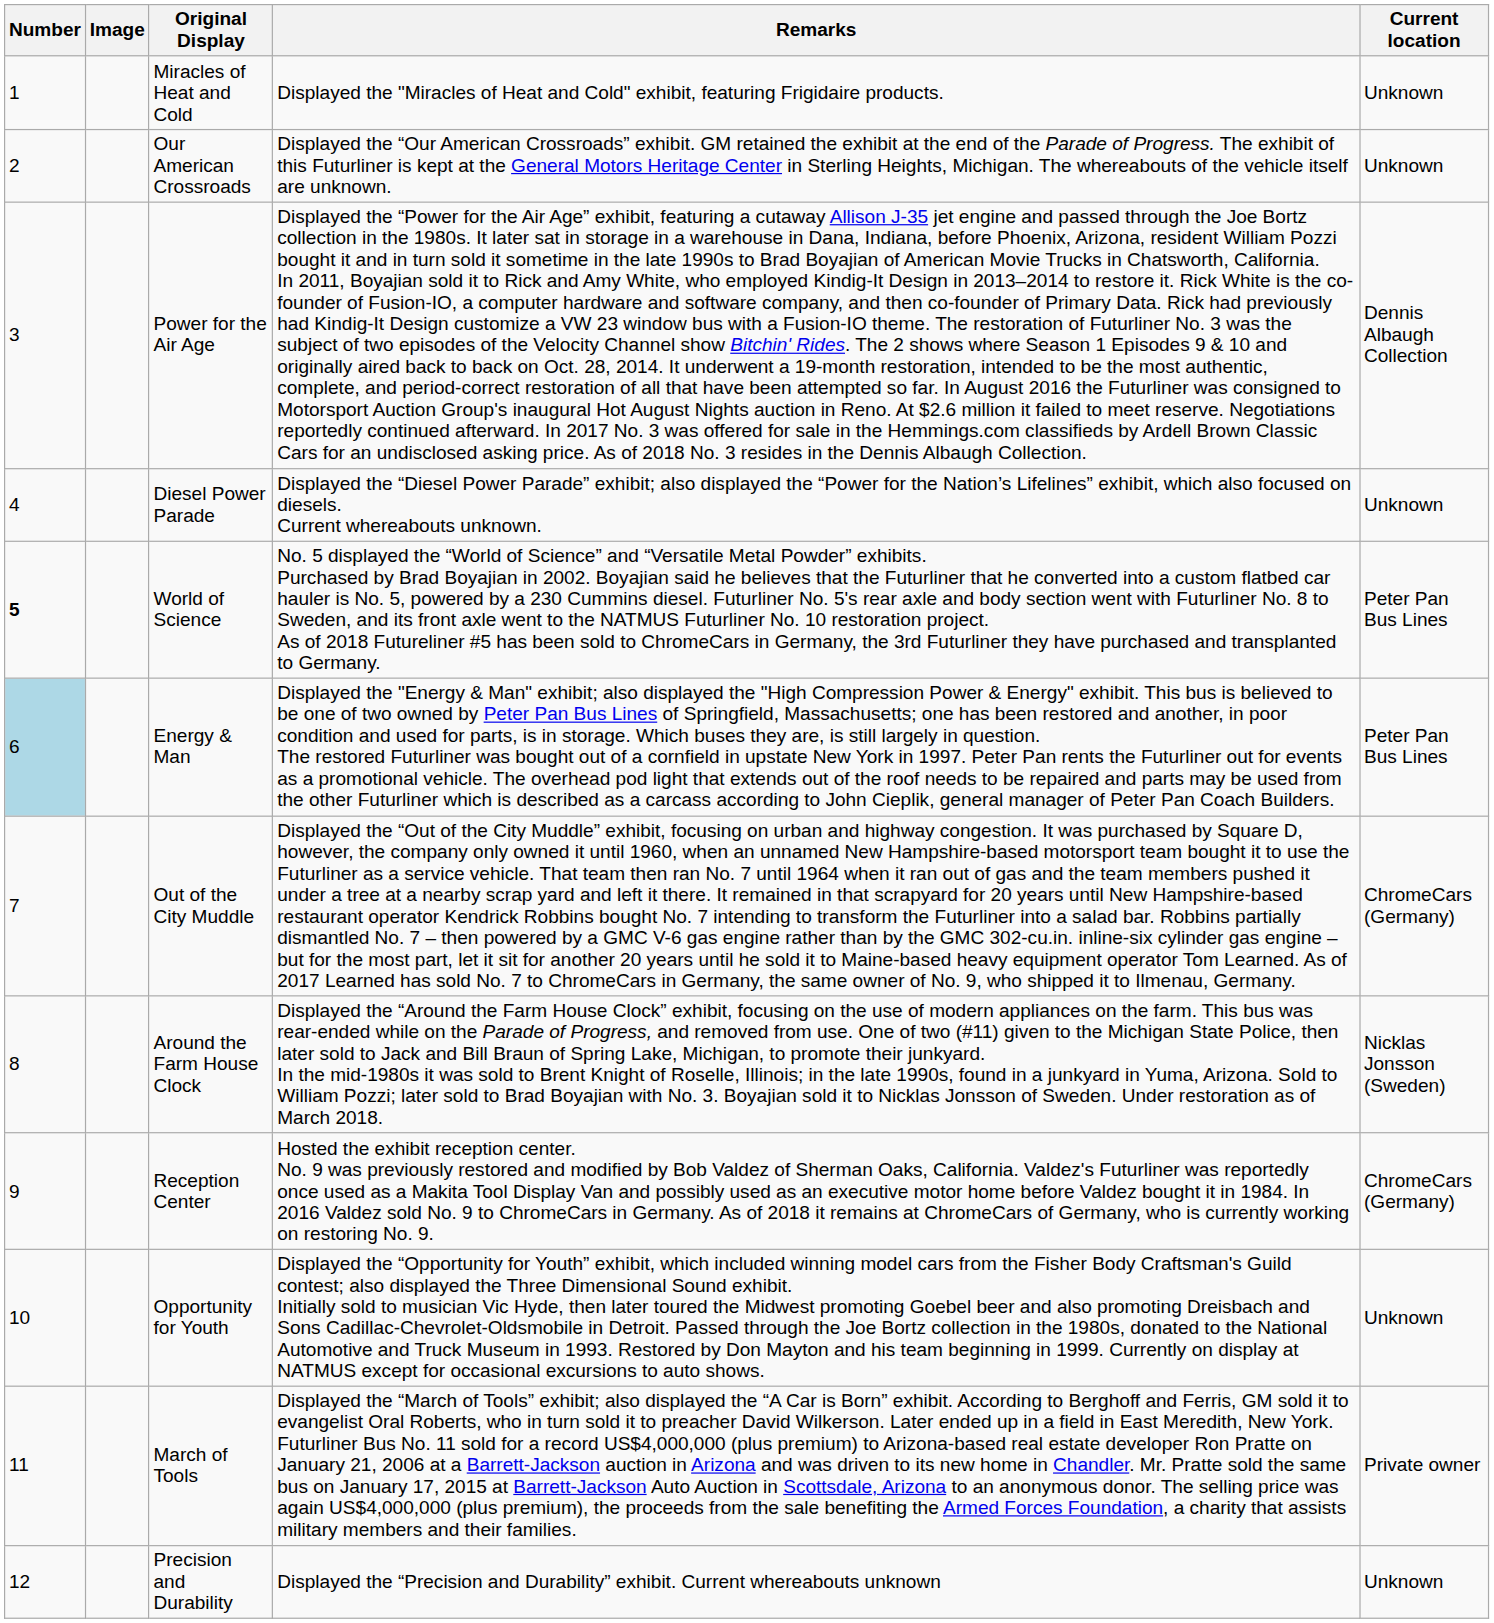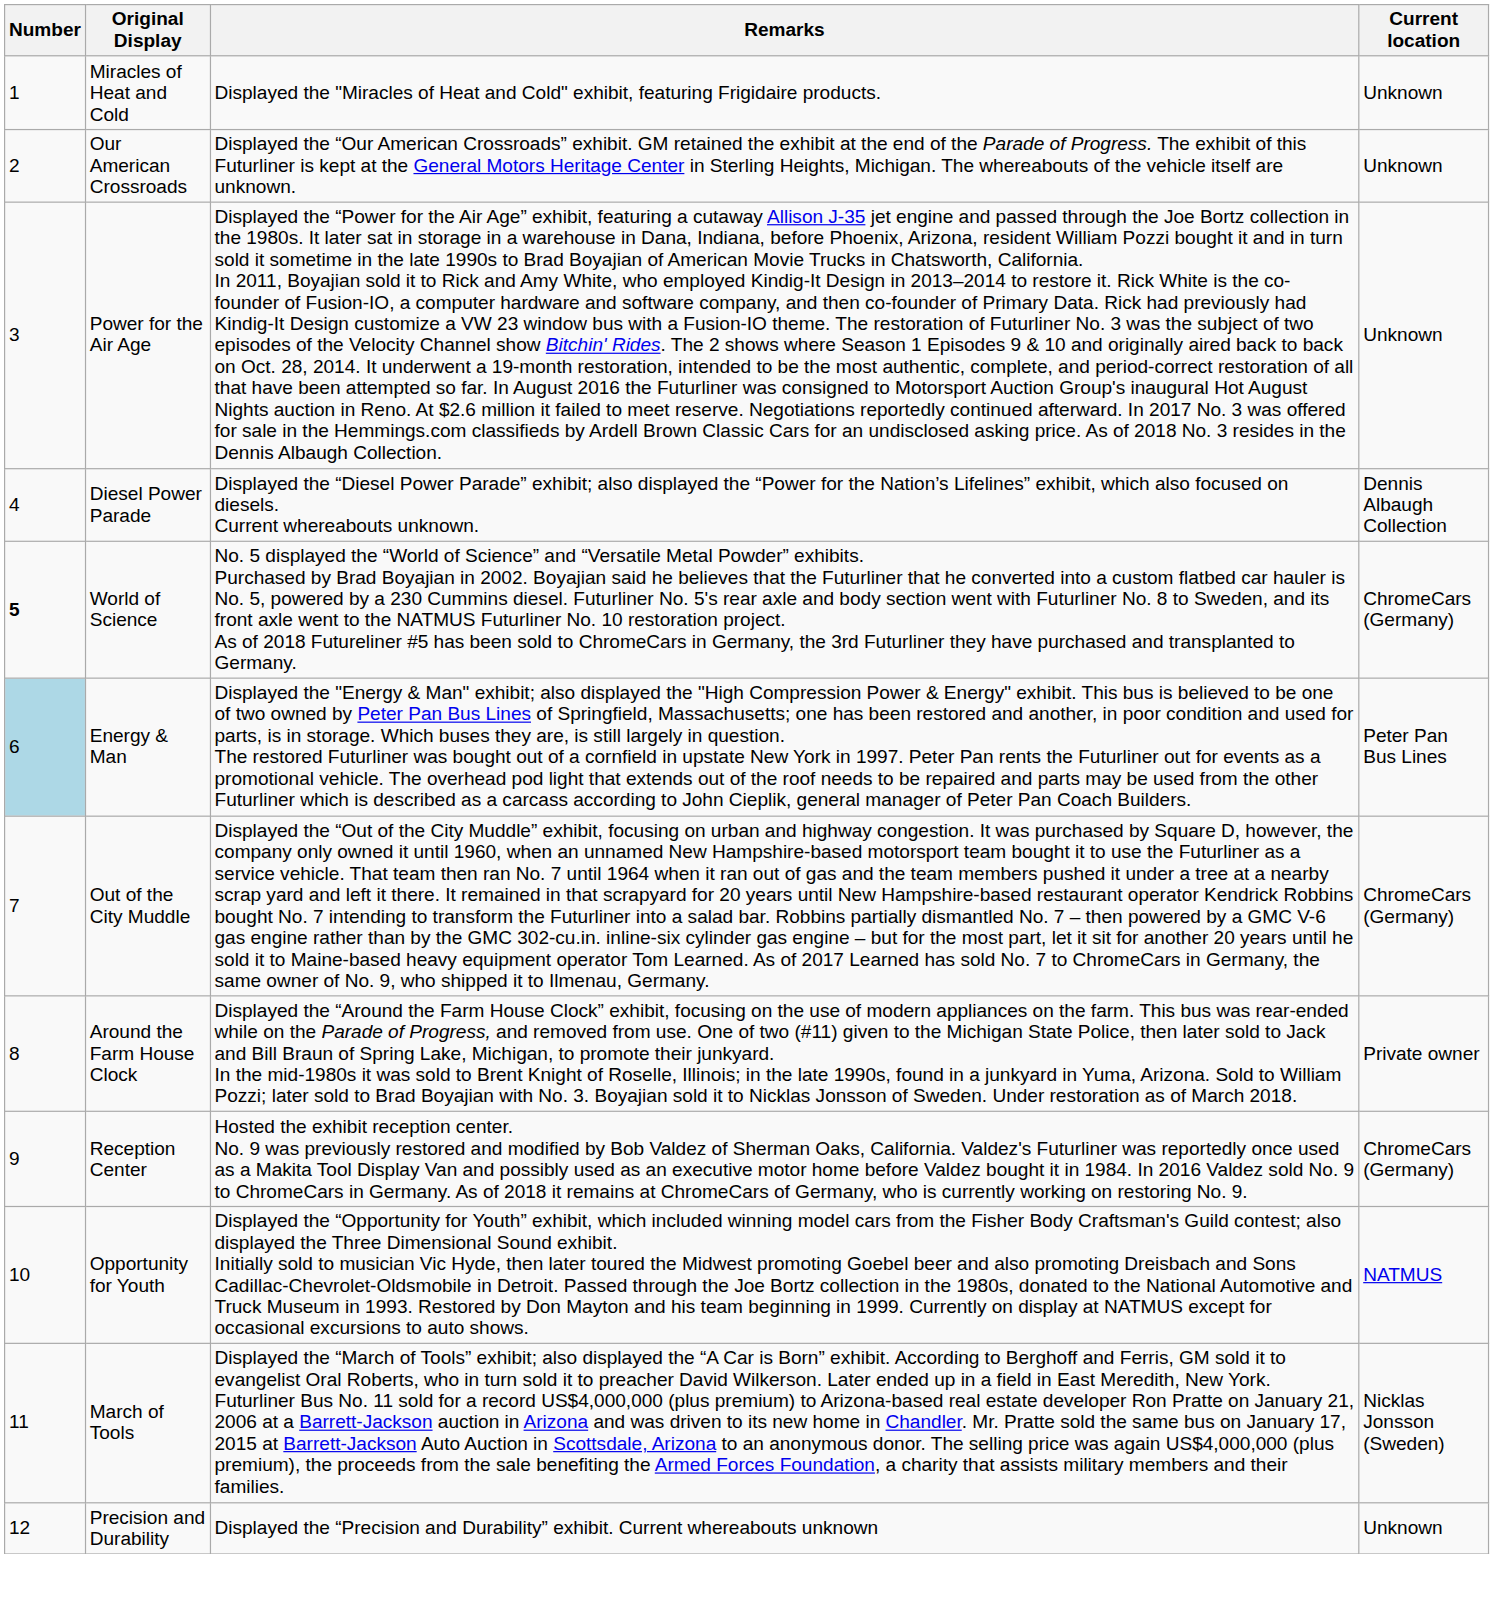- column: (117, 30)
(1406, 335) Dennis Albaugh Collection -> (1403, 335) Unknown
(1404, 504) Unknown -> (1405, 504) Dennis Albaugh Collection
(1406, 609) Peter Pan Bus Lines -> (1417, 609) ChromeCars (Germany)
(1405, 1064) Nicklas Jonsson (Sweden) -> (1421, 1053) Private owner
(1404, 1317) Unknown -> (1403, 1274) NATMUS
(1422, 1465) Private owner -> (1404, 1422) Nicklas Jonsson (Sweden)
